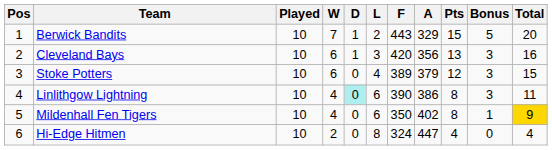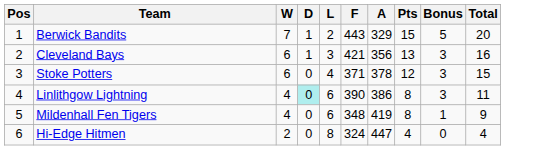- column: (300, 14)
(401, 54) 420 -> (355, 54) 421
(401, 74) 389 -> (355, 74) 371
(428, 74) 379 -> (381, 74) 378
(401, 114) 350 -> (355, 114) 348
(428, 114) 402 -> (381, 114) 419
(530, 114) gold background -> (483, 114) no background
